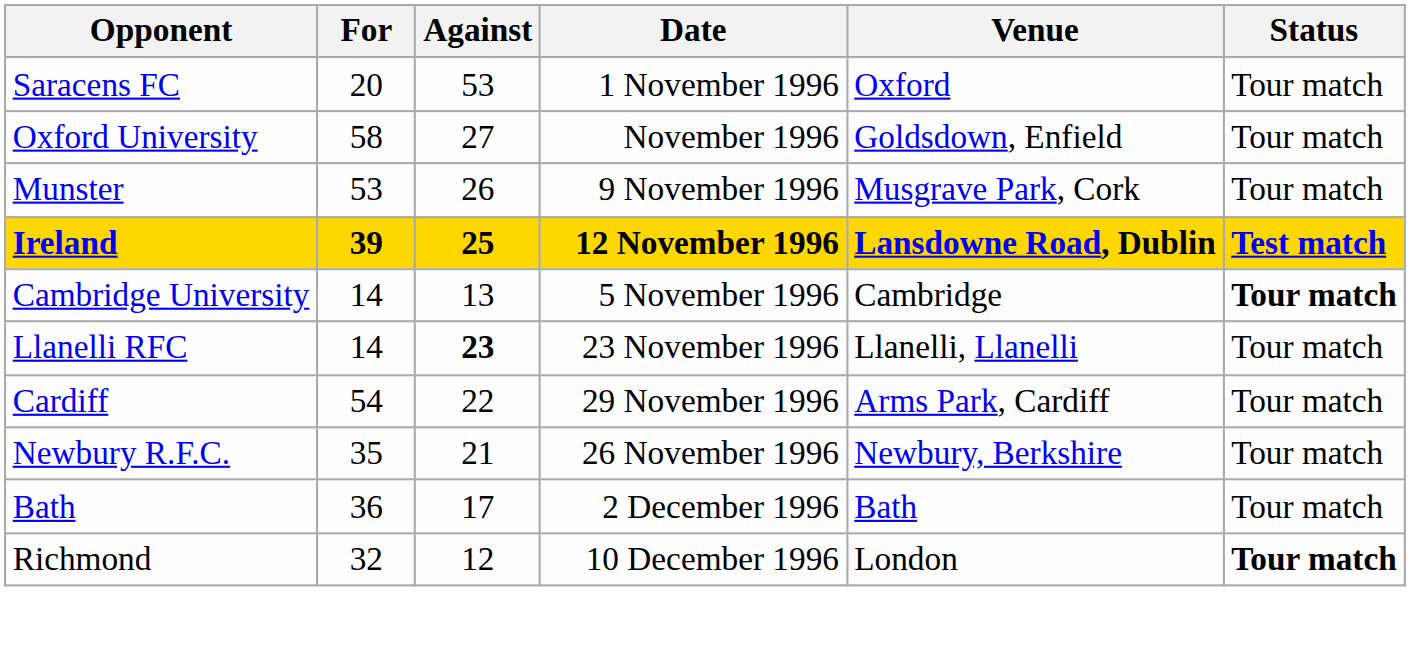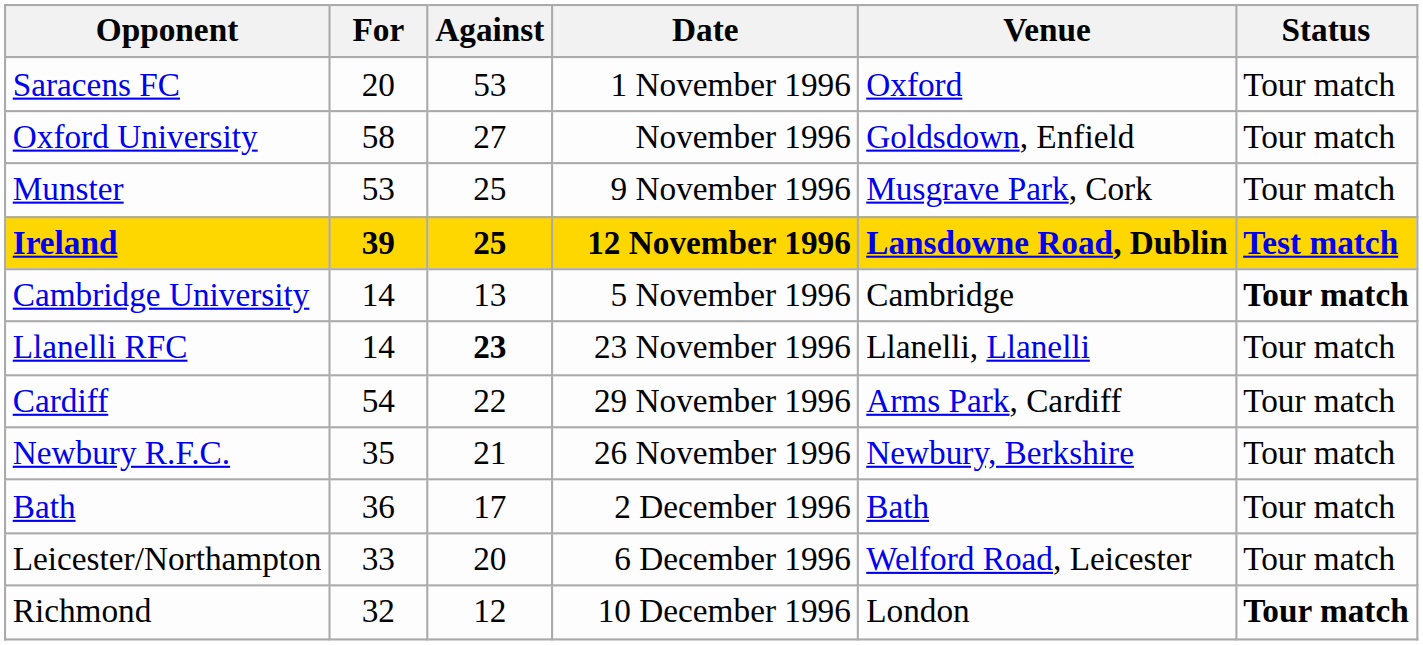(478, 189) 26 -> (490, 189) 25
+ row: (167, 558)
